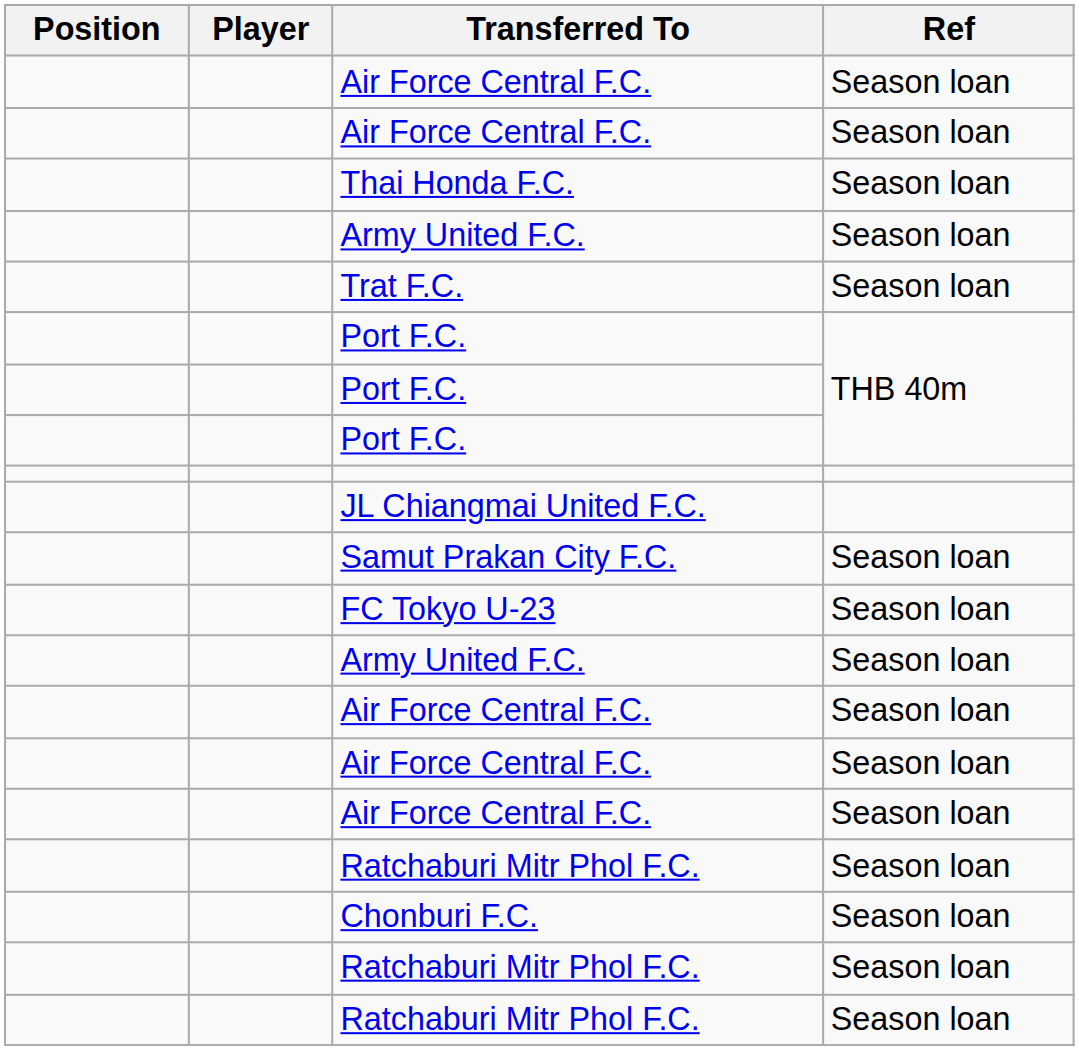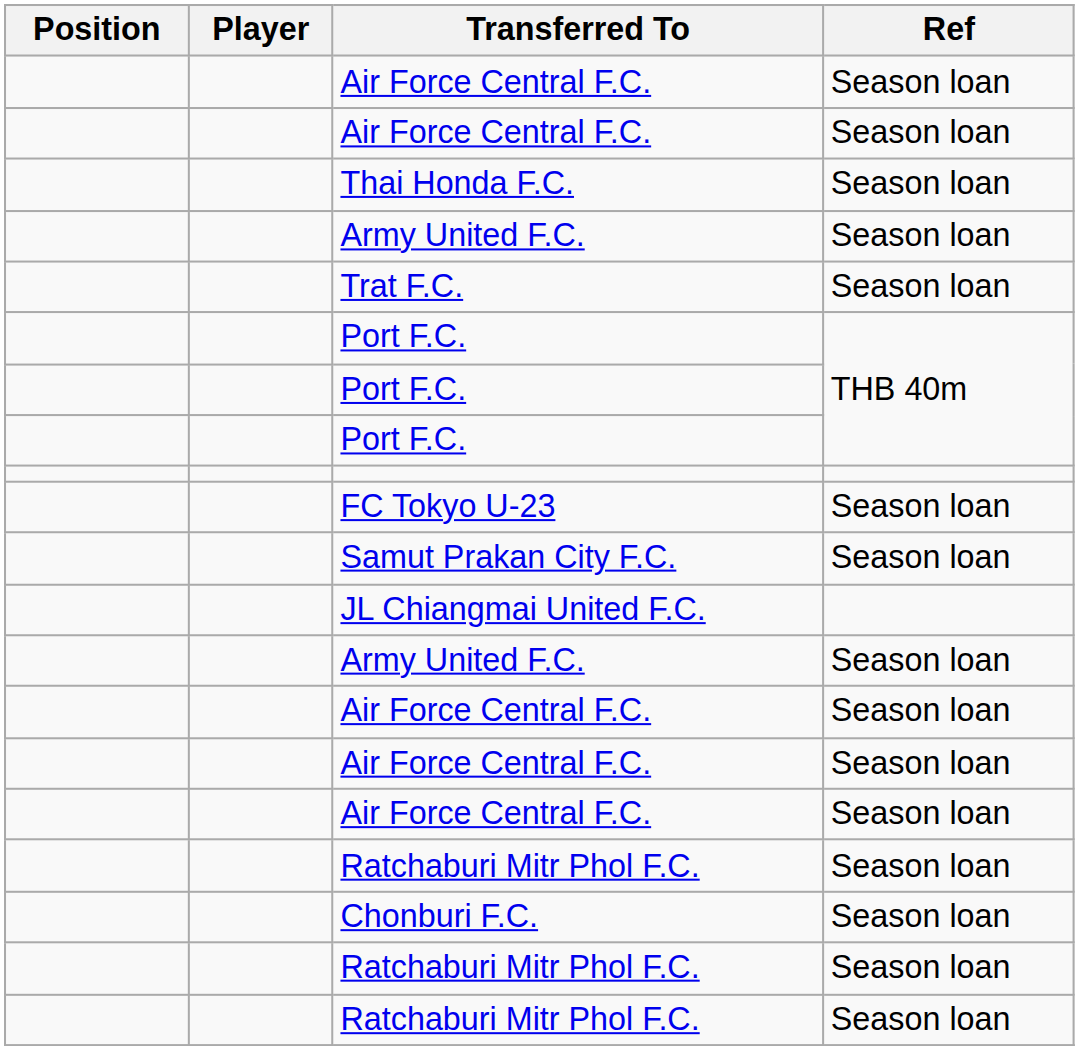rows swapped: (523, 506) <-> (448, 608)
